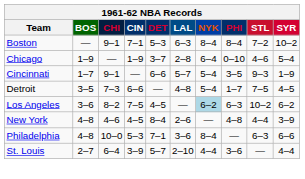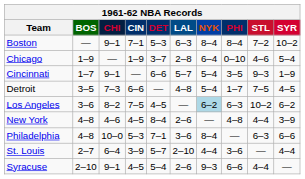+ row: (27, 166)
